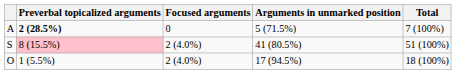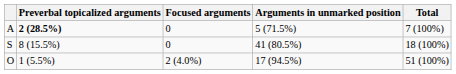(39, 45) pink background -> (39, 45) no background
(183, 45) 2 (4.0%) -> (168, 45) 0
(427, 45) 51 (100%) -> (427, 45) 18 (100%)
(427, 61) 18 (100%) -> (427, 61) 51 (100%)
